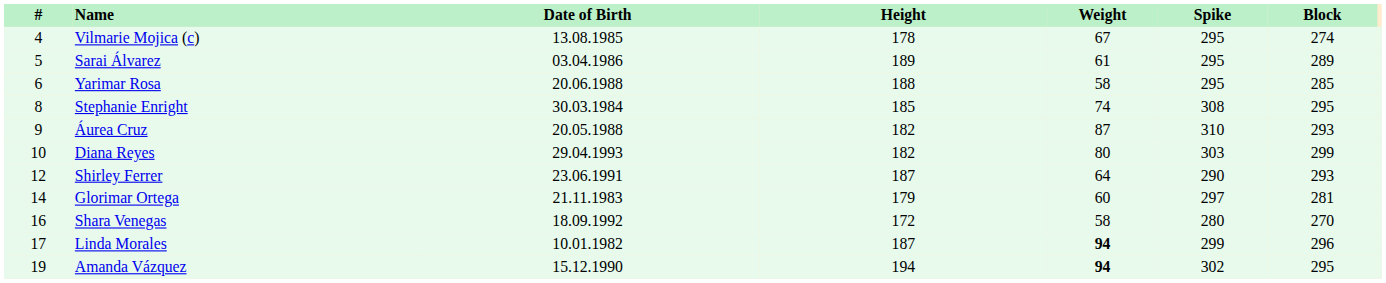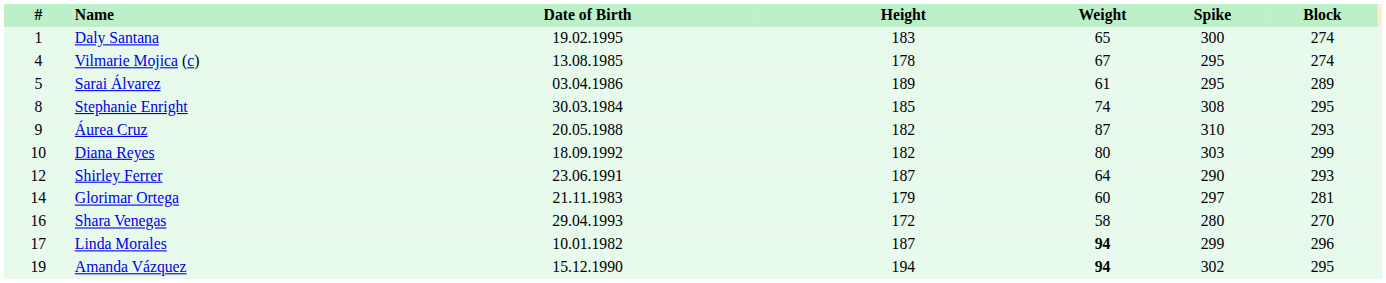+ row: (117, 38)
- row: (118, 84)
(588, 152) 29.04.1993 -> (588, 152) 18.09.1992
(588, 221) 18.09.1992 -> (588, 221) 29.04.1993
